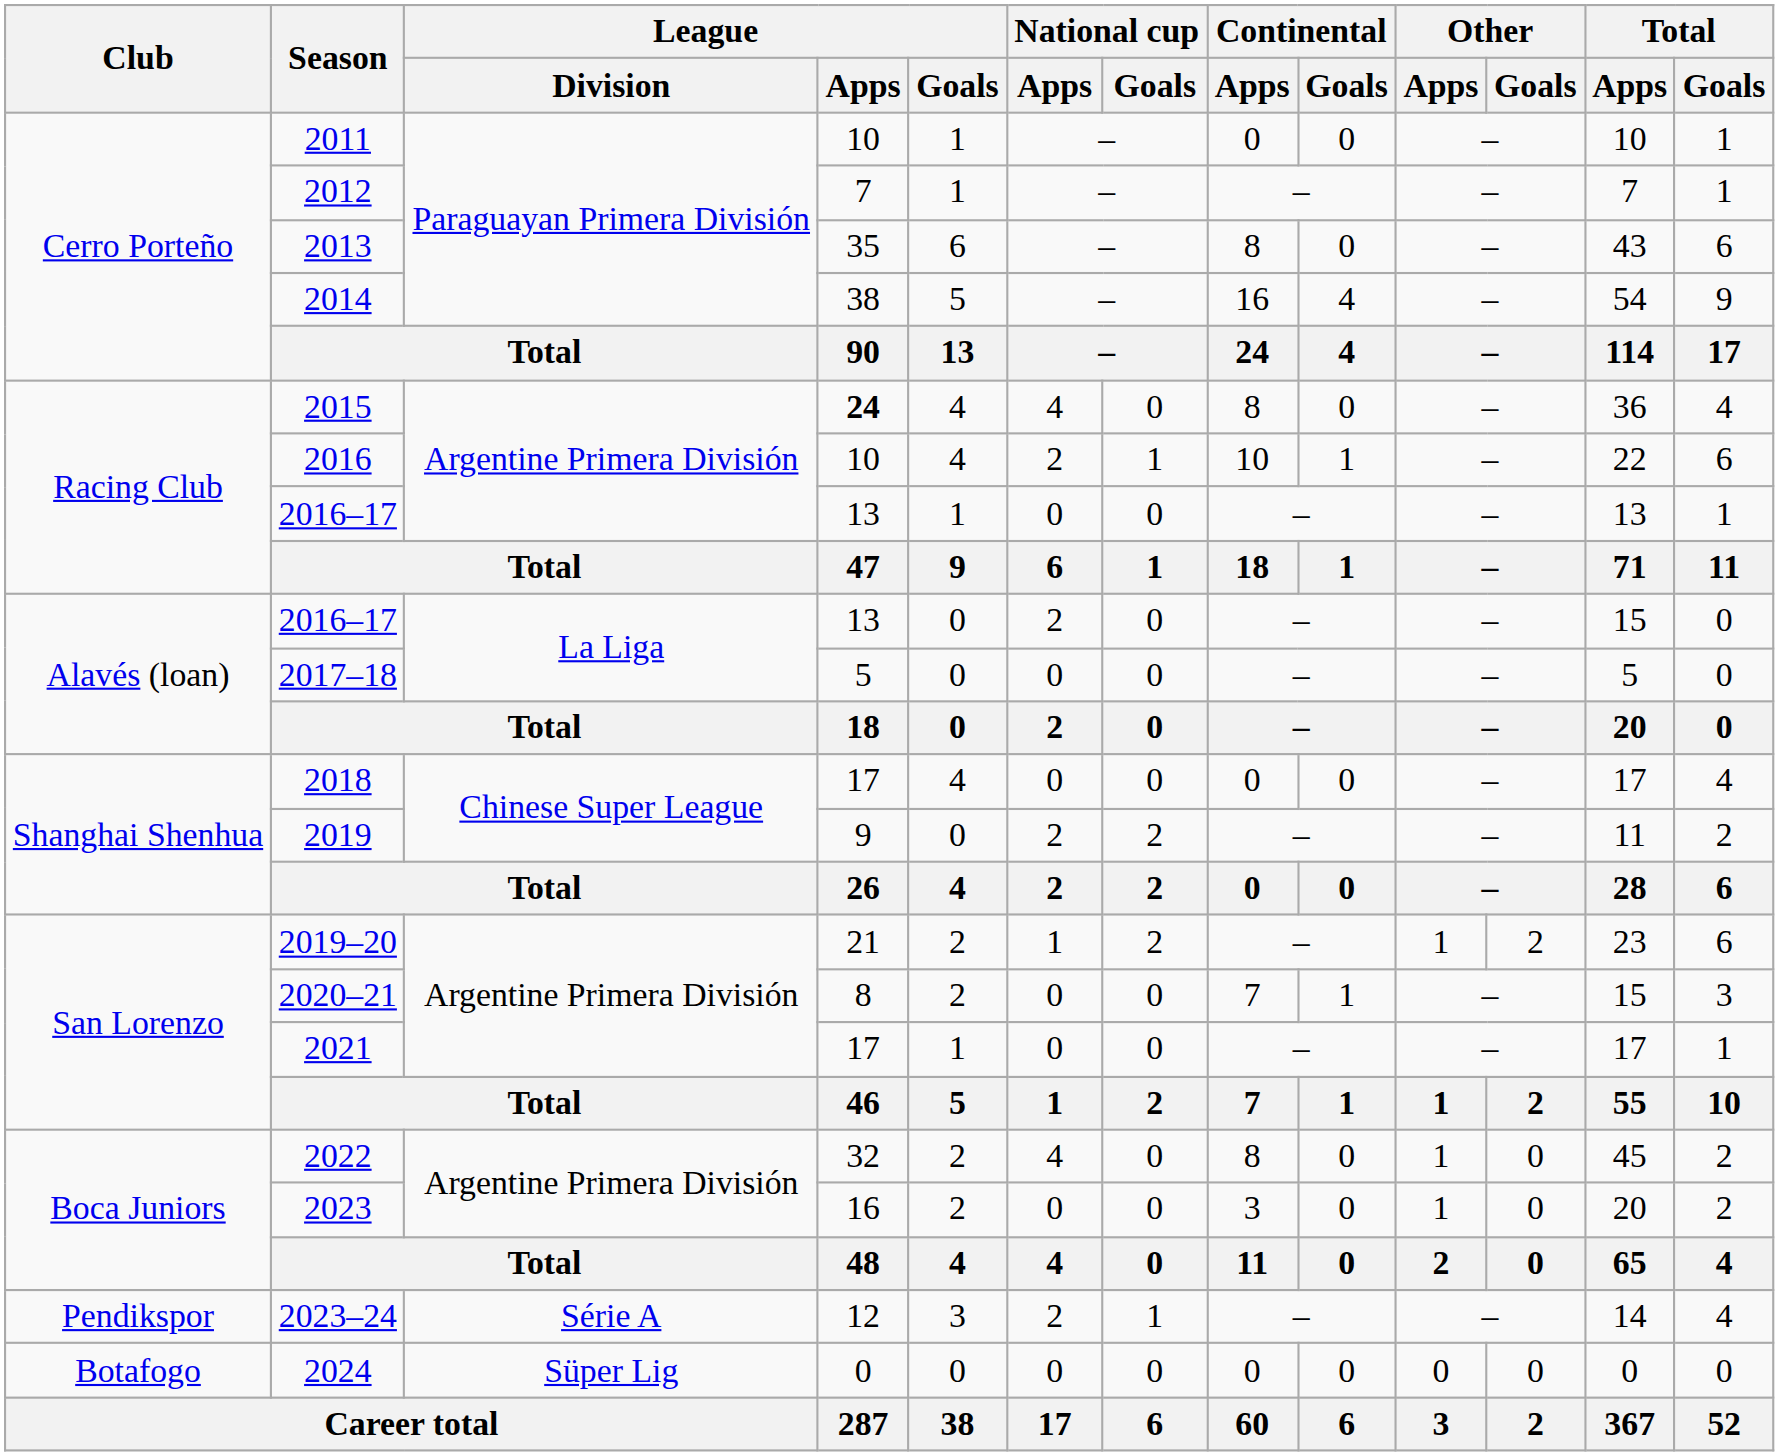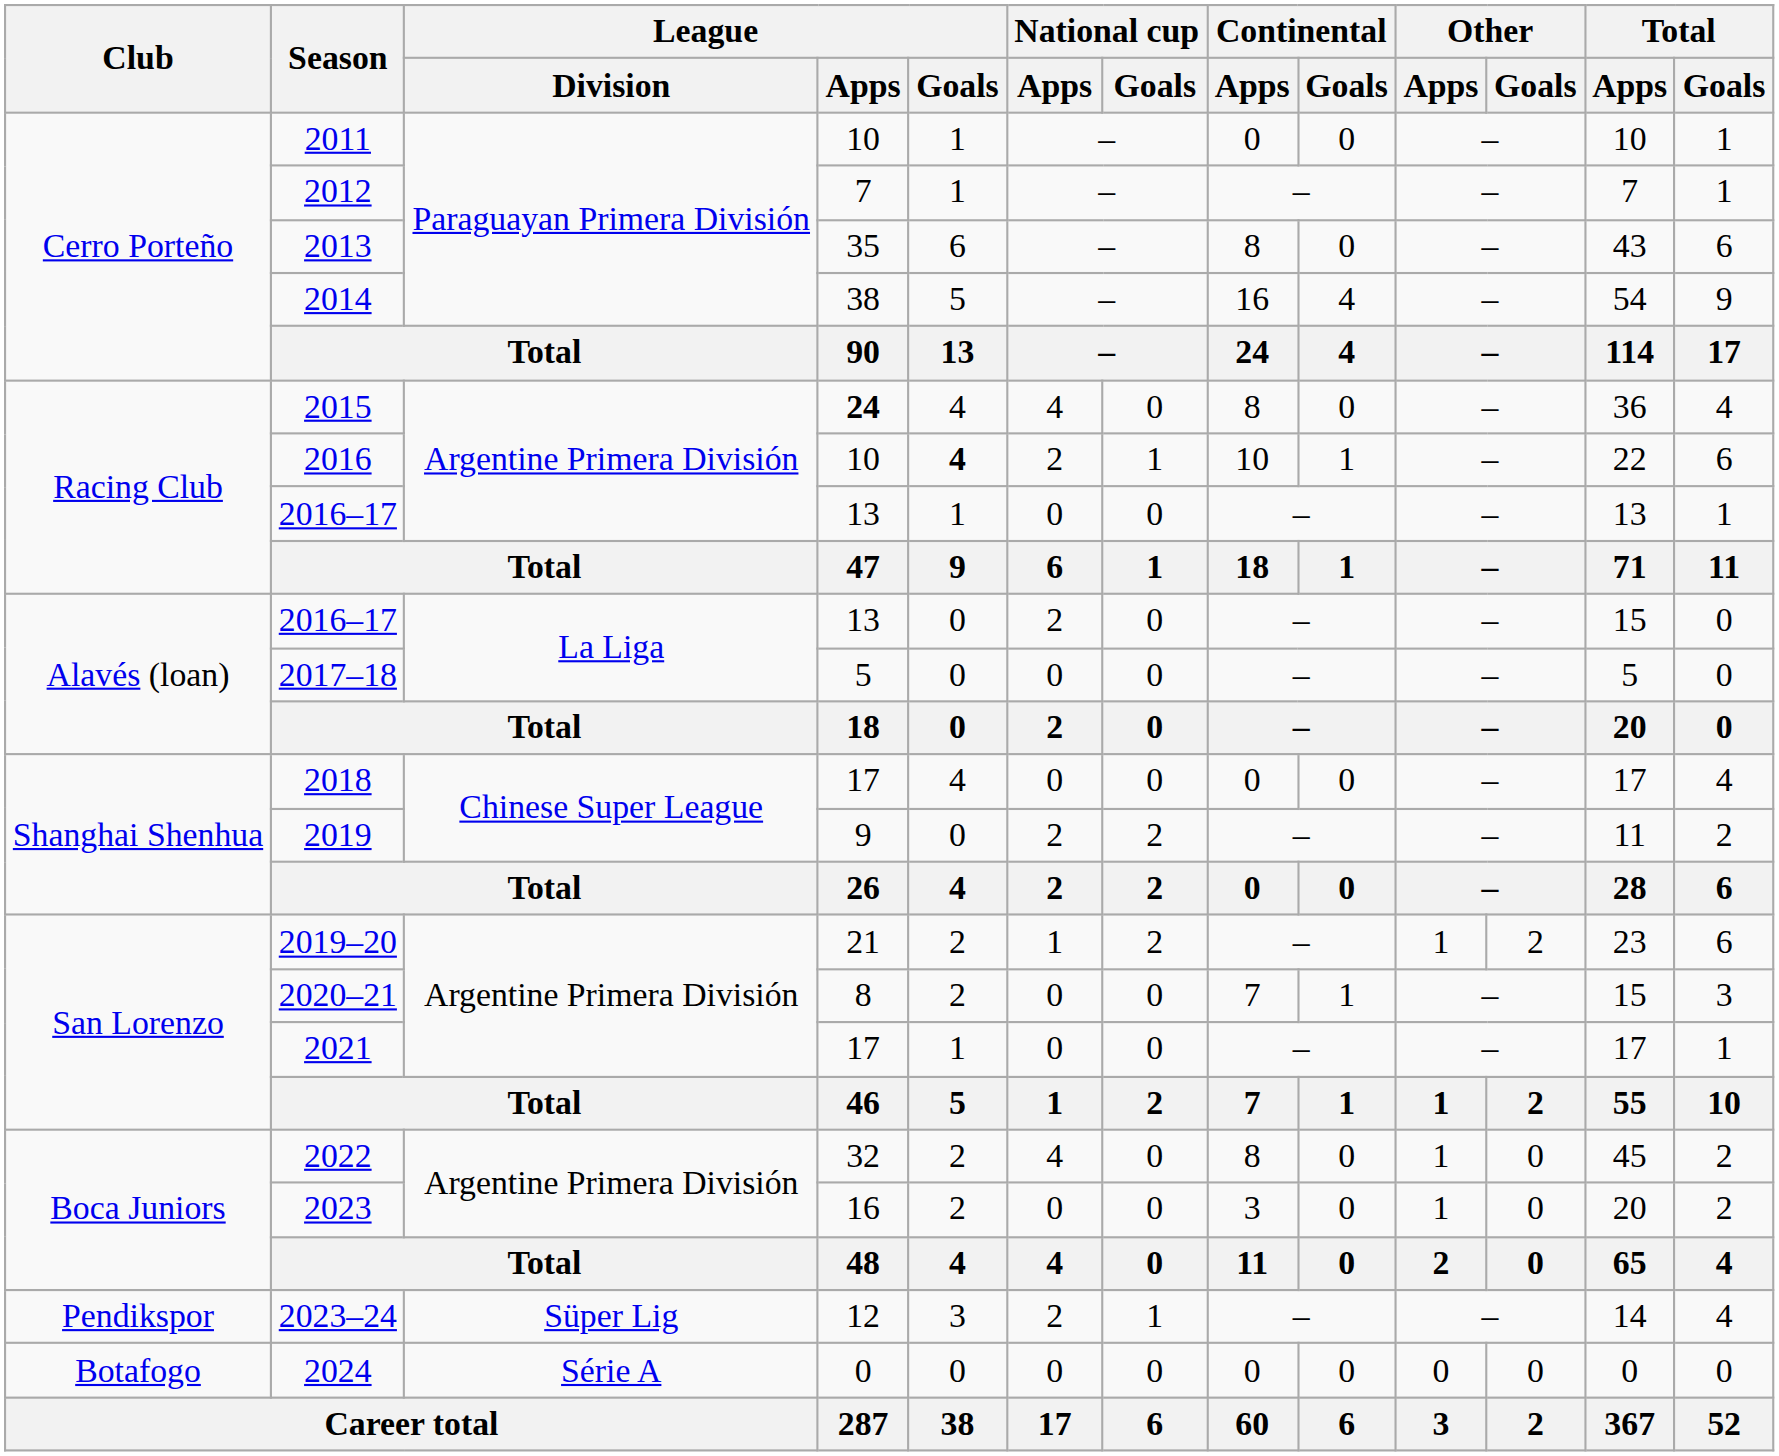(957, 459) normal -> (957, 459) bold
(611, 1316) Série A -> (611, 1316) Süper Lig
(611, 1369) Süper Lig -> (611, 1369) Série A
